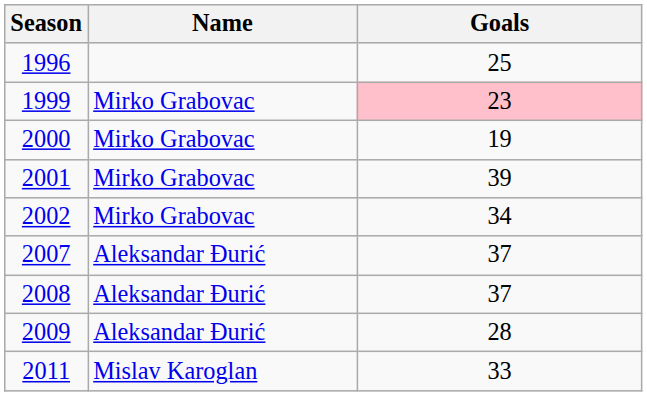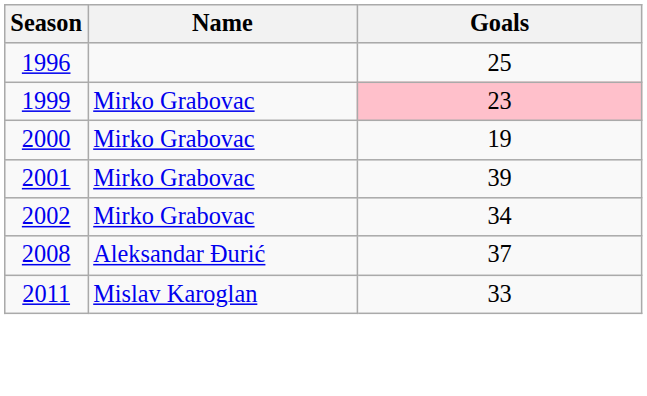- row: (46, 255)
- row: (46, 332)
